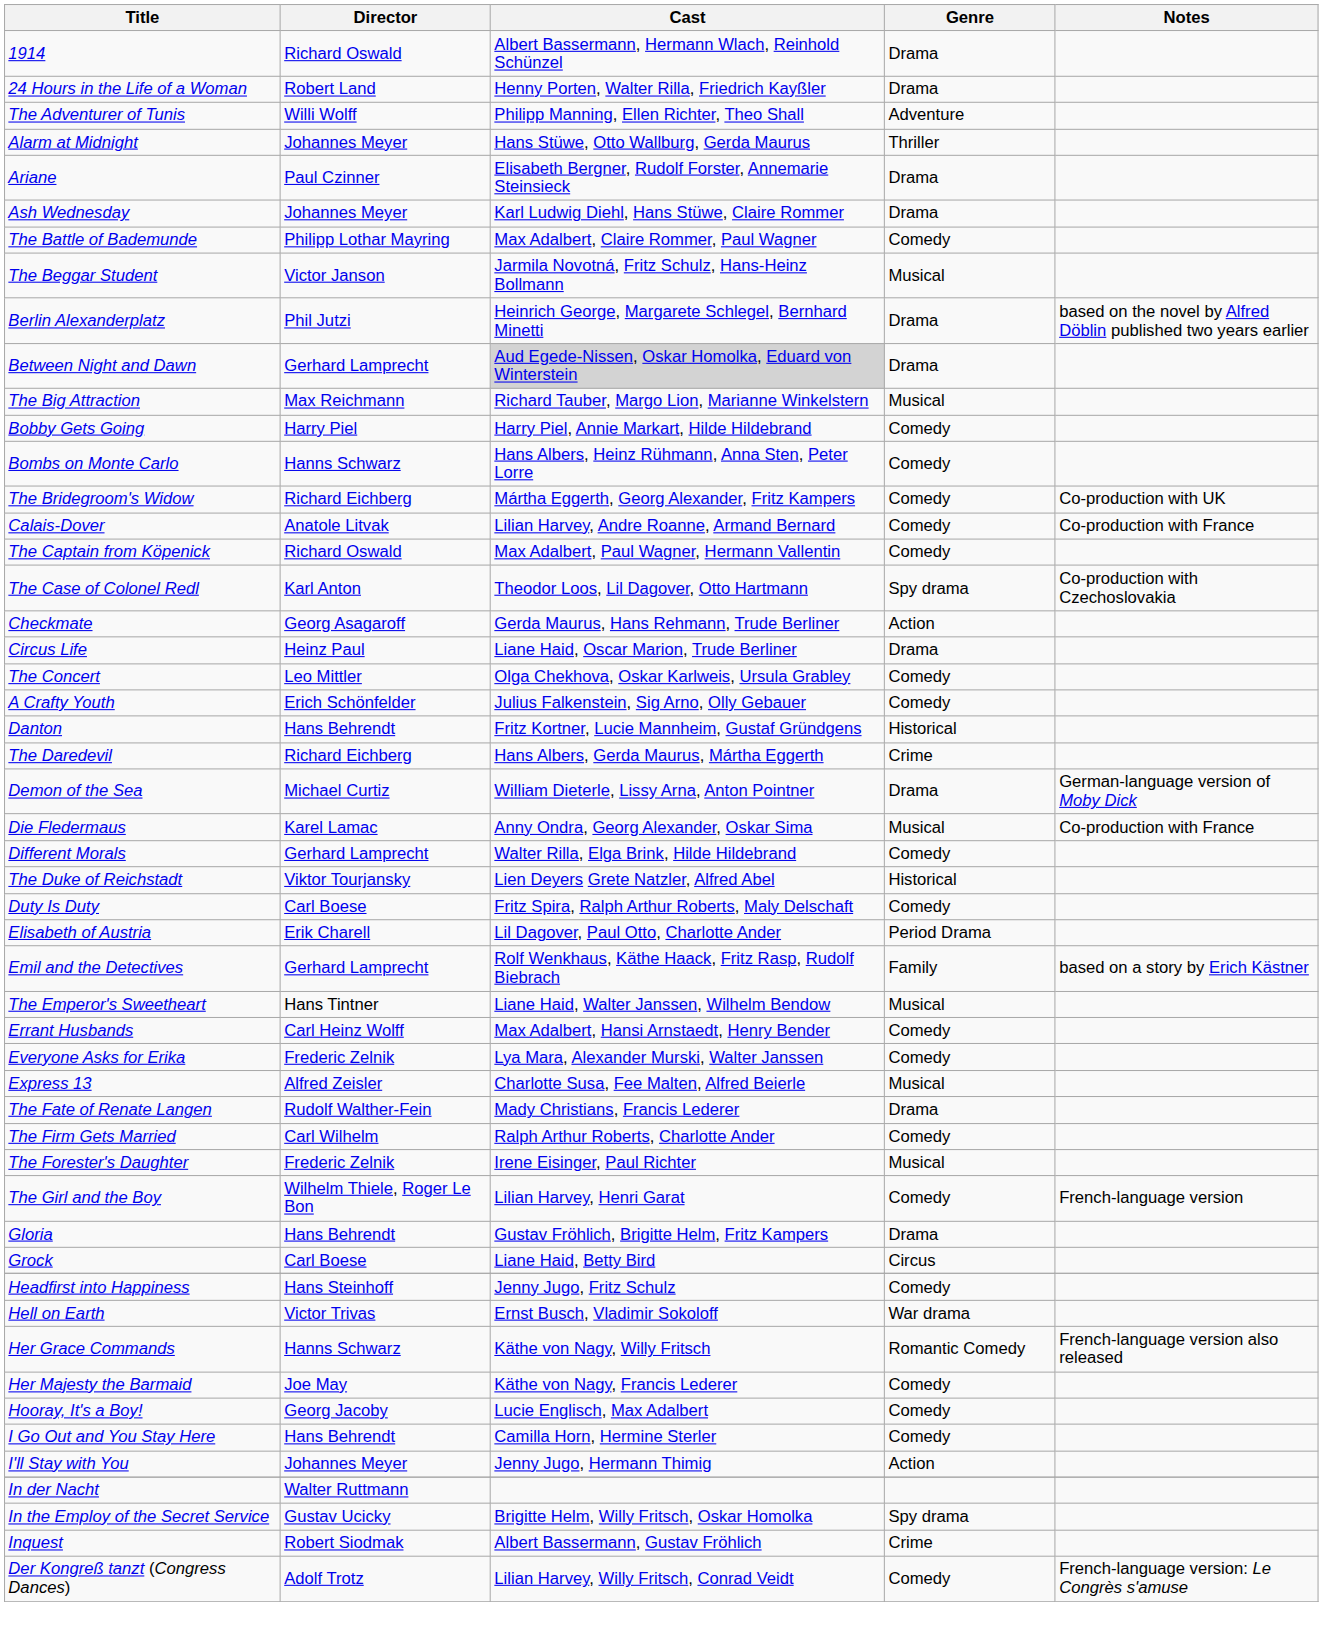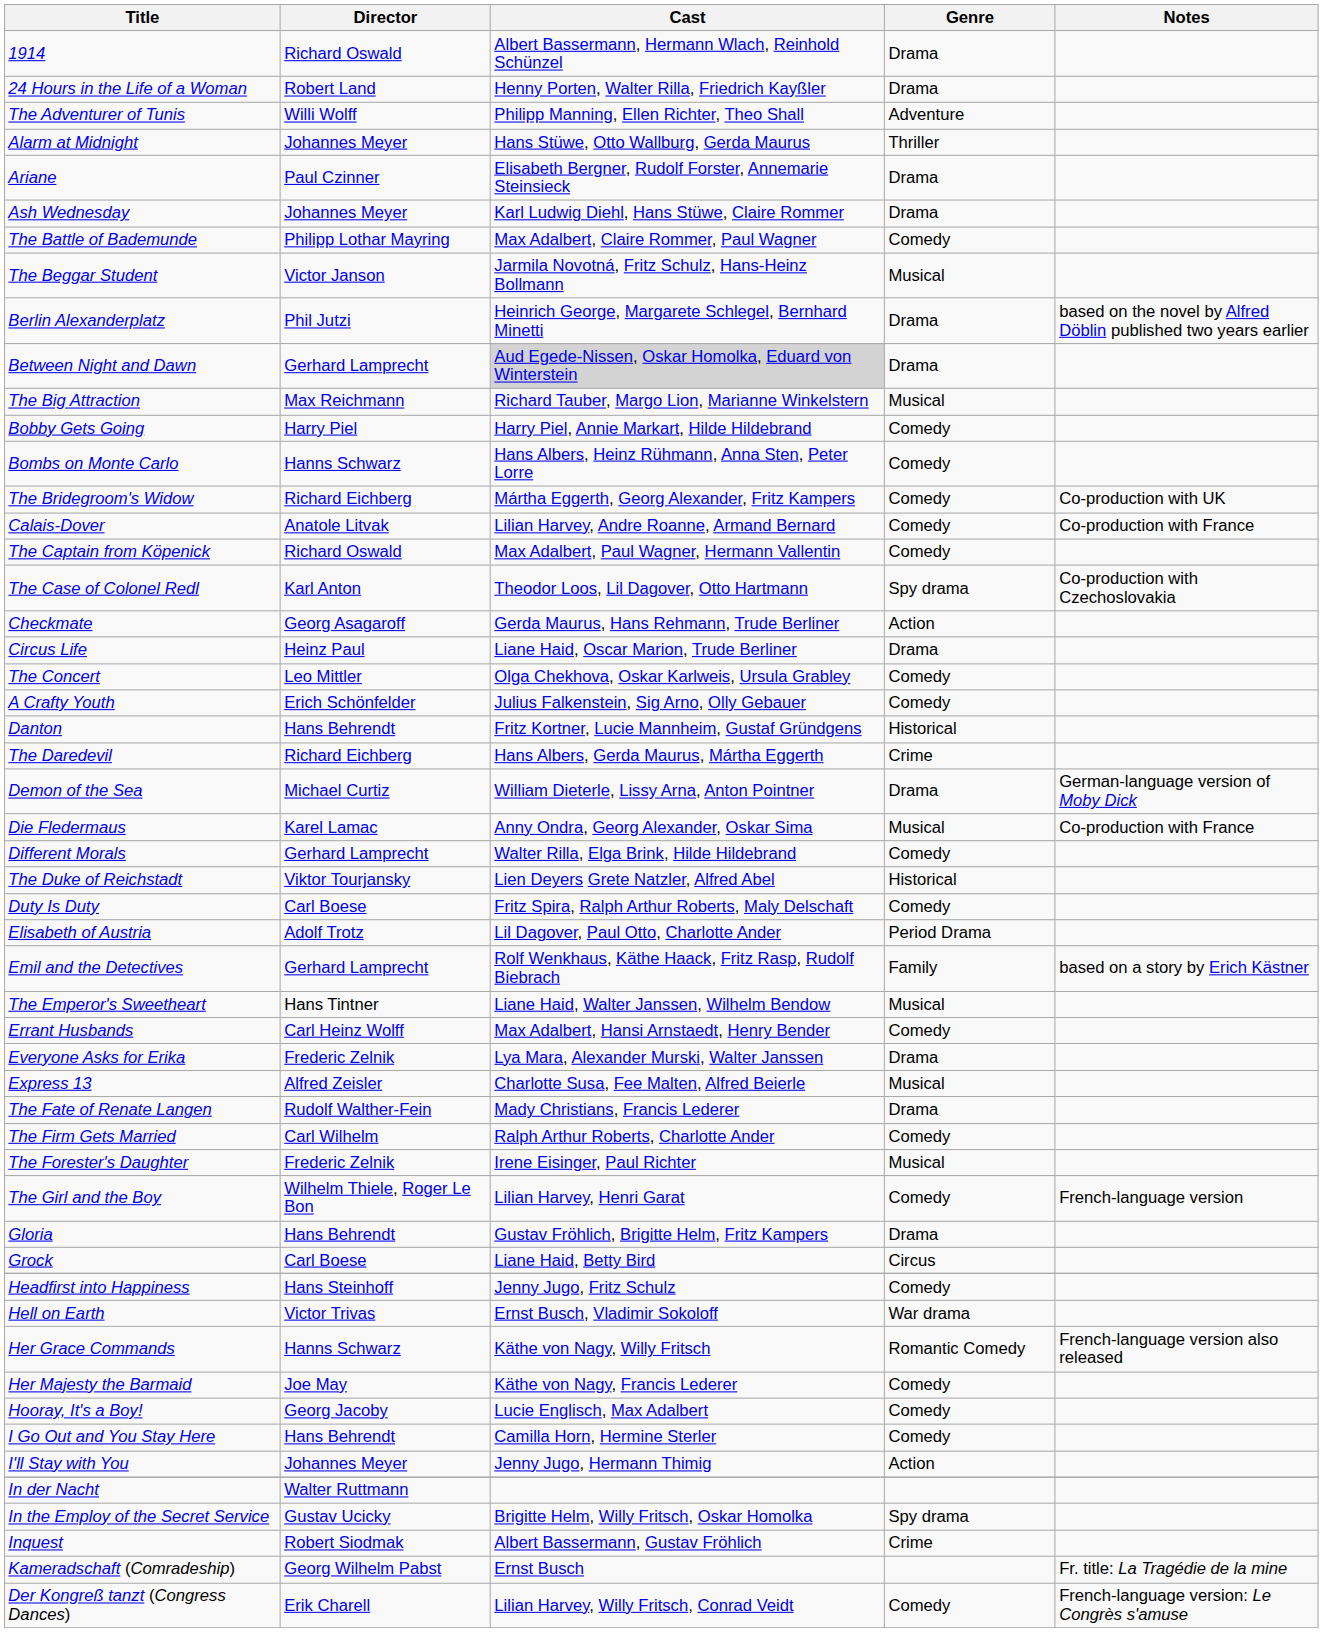(327, 932) Erik Charell -> (324, 932) Adolf Trotz
(919, 1057) Comedy -> (913, 1057) Drama
+ row: (122, 1569)
(324, 1578) Adolf Trotz -> (327, 1605) Erik Charell
